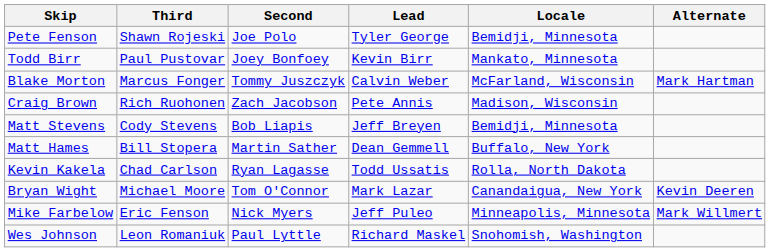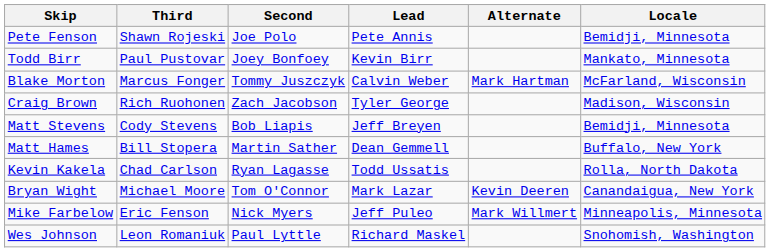columns swapped: (709, 16) <-> (561, 16)
(400, 38) Tyler George -> (392, 38) Pete Annis
(392, 104) Pete Annis -> (400, 104) Tyler George
